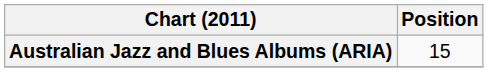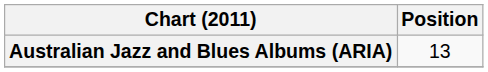(440, 50) 15 -> (440, 50) 13
